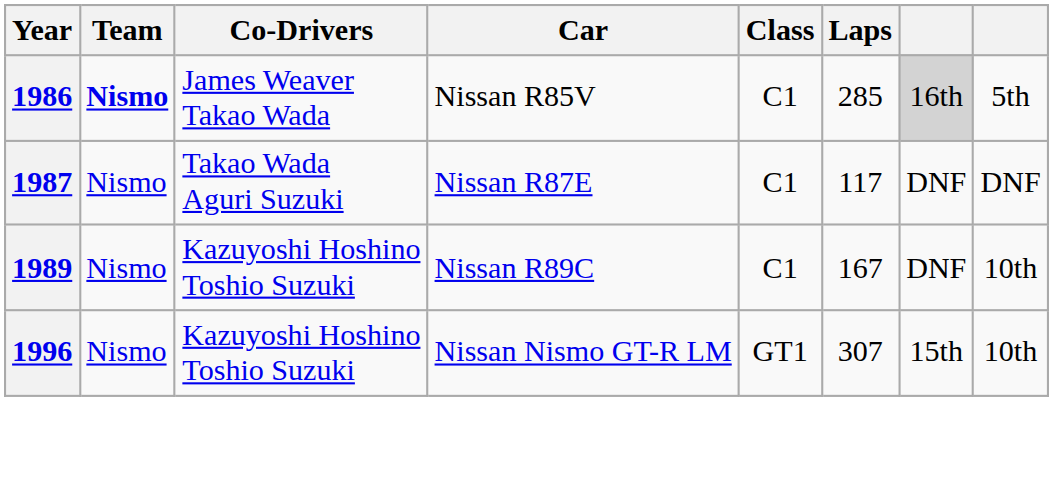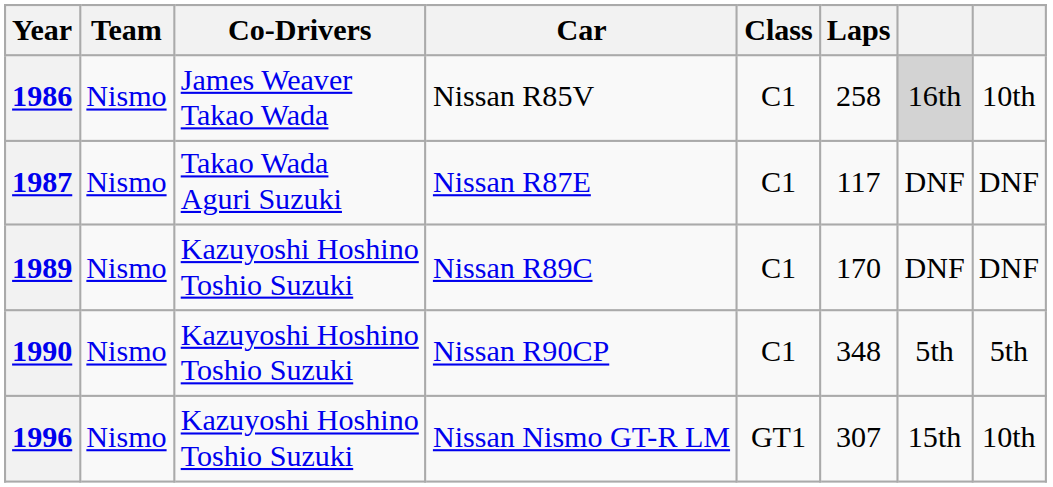(127, 97) bold -> (126, 97) normal
(860, 97) 285 -> (859, 97) 258
(1011, 97) 5th -> (1009, 97) 10th
(860, 267) 167 -> (859, 267) 170
(1011, 267) 10th -> (1009, 267) DNF
+ row: (42, 352)
